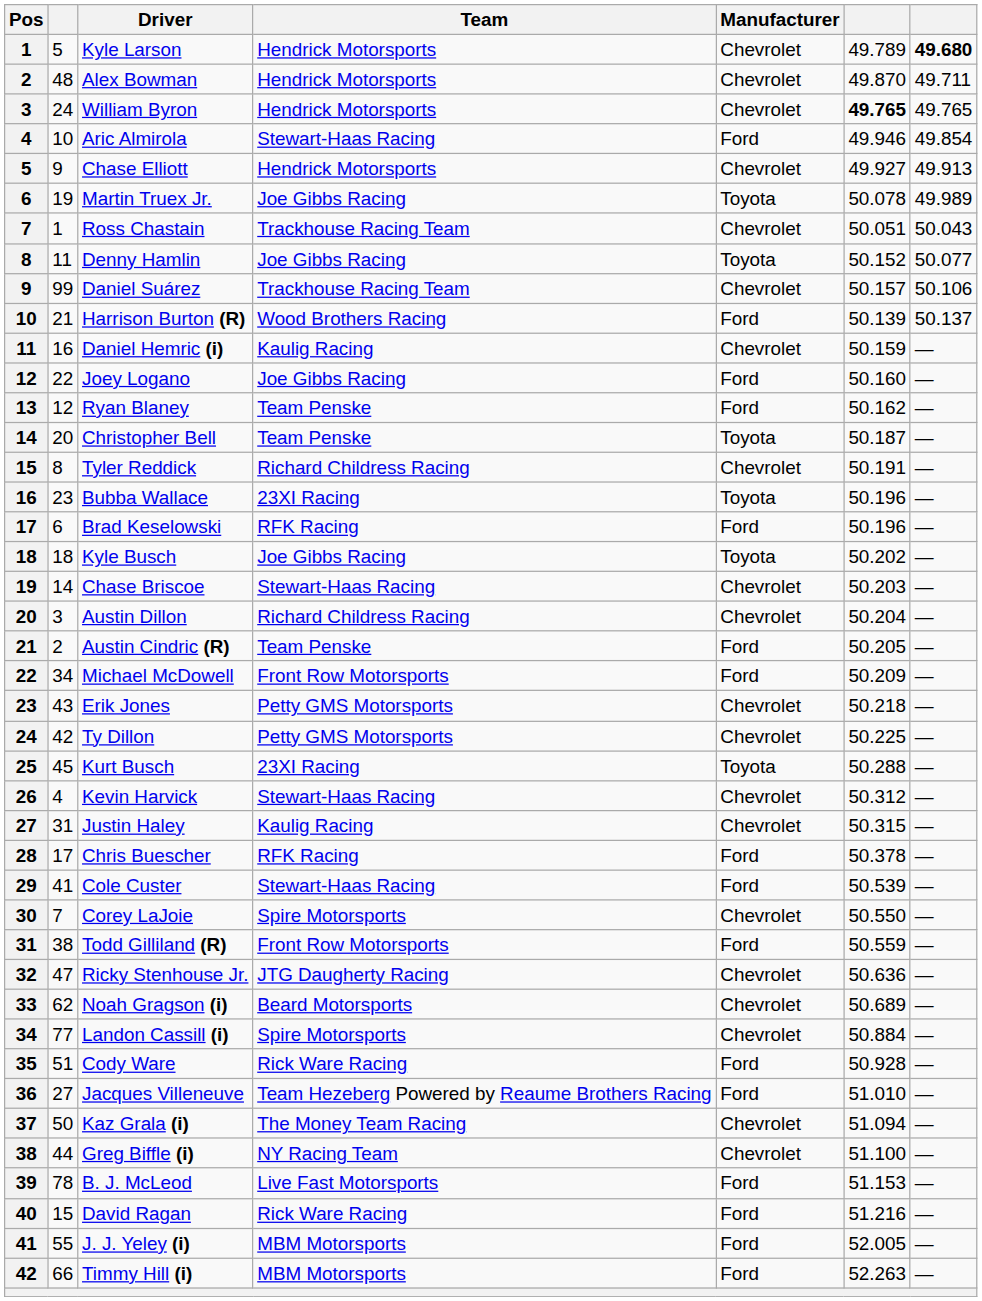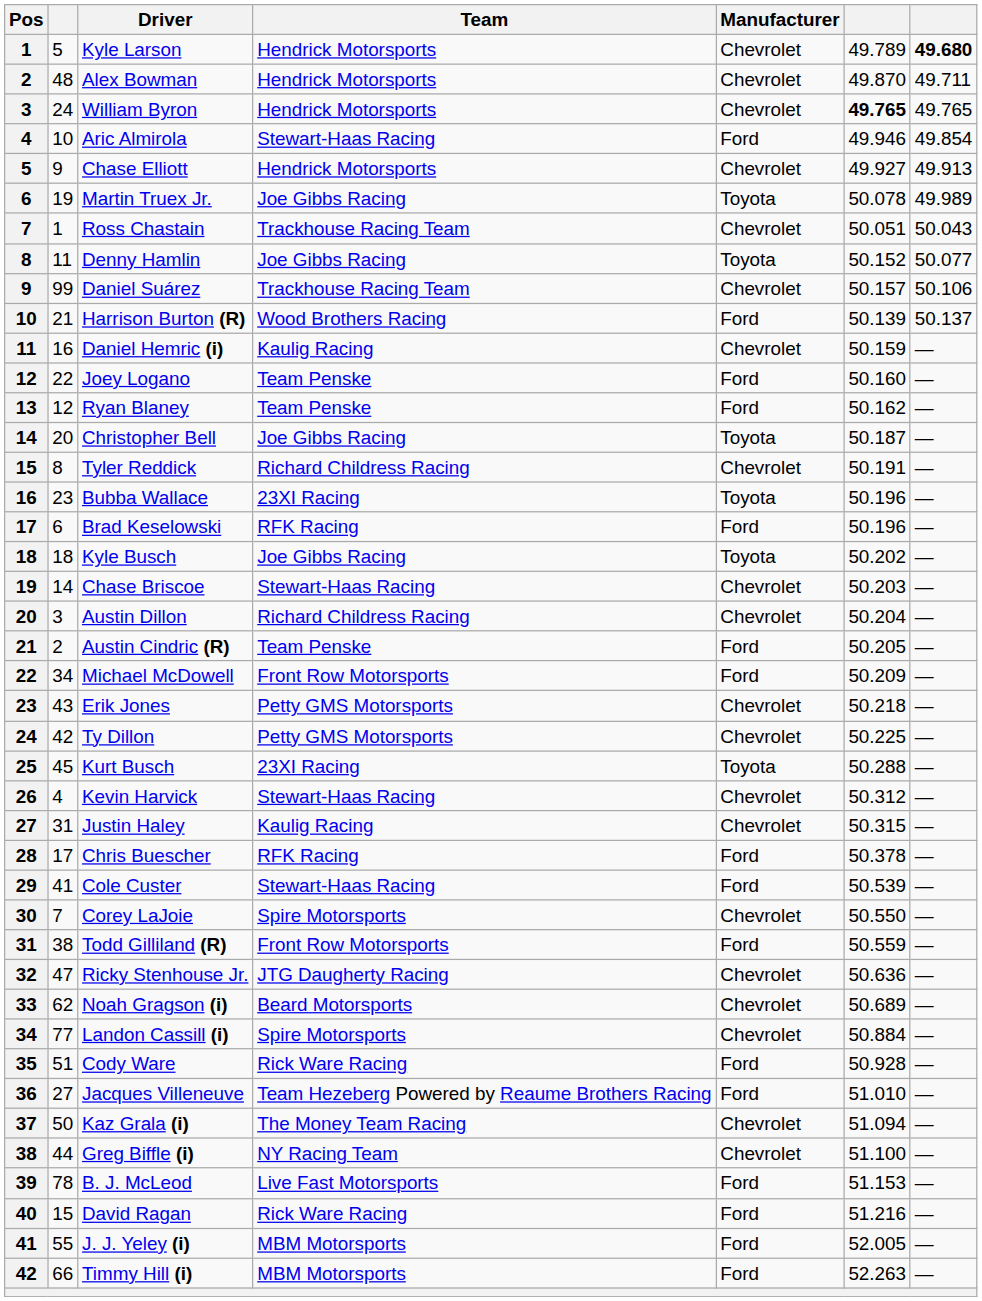(332, 378) Joe Gibbs Racing -> (314, 378) Team Penske
(314, 437) Team Penske -> (332, 437) Joe Gibbs Racing
